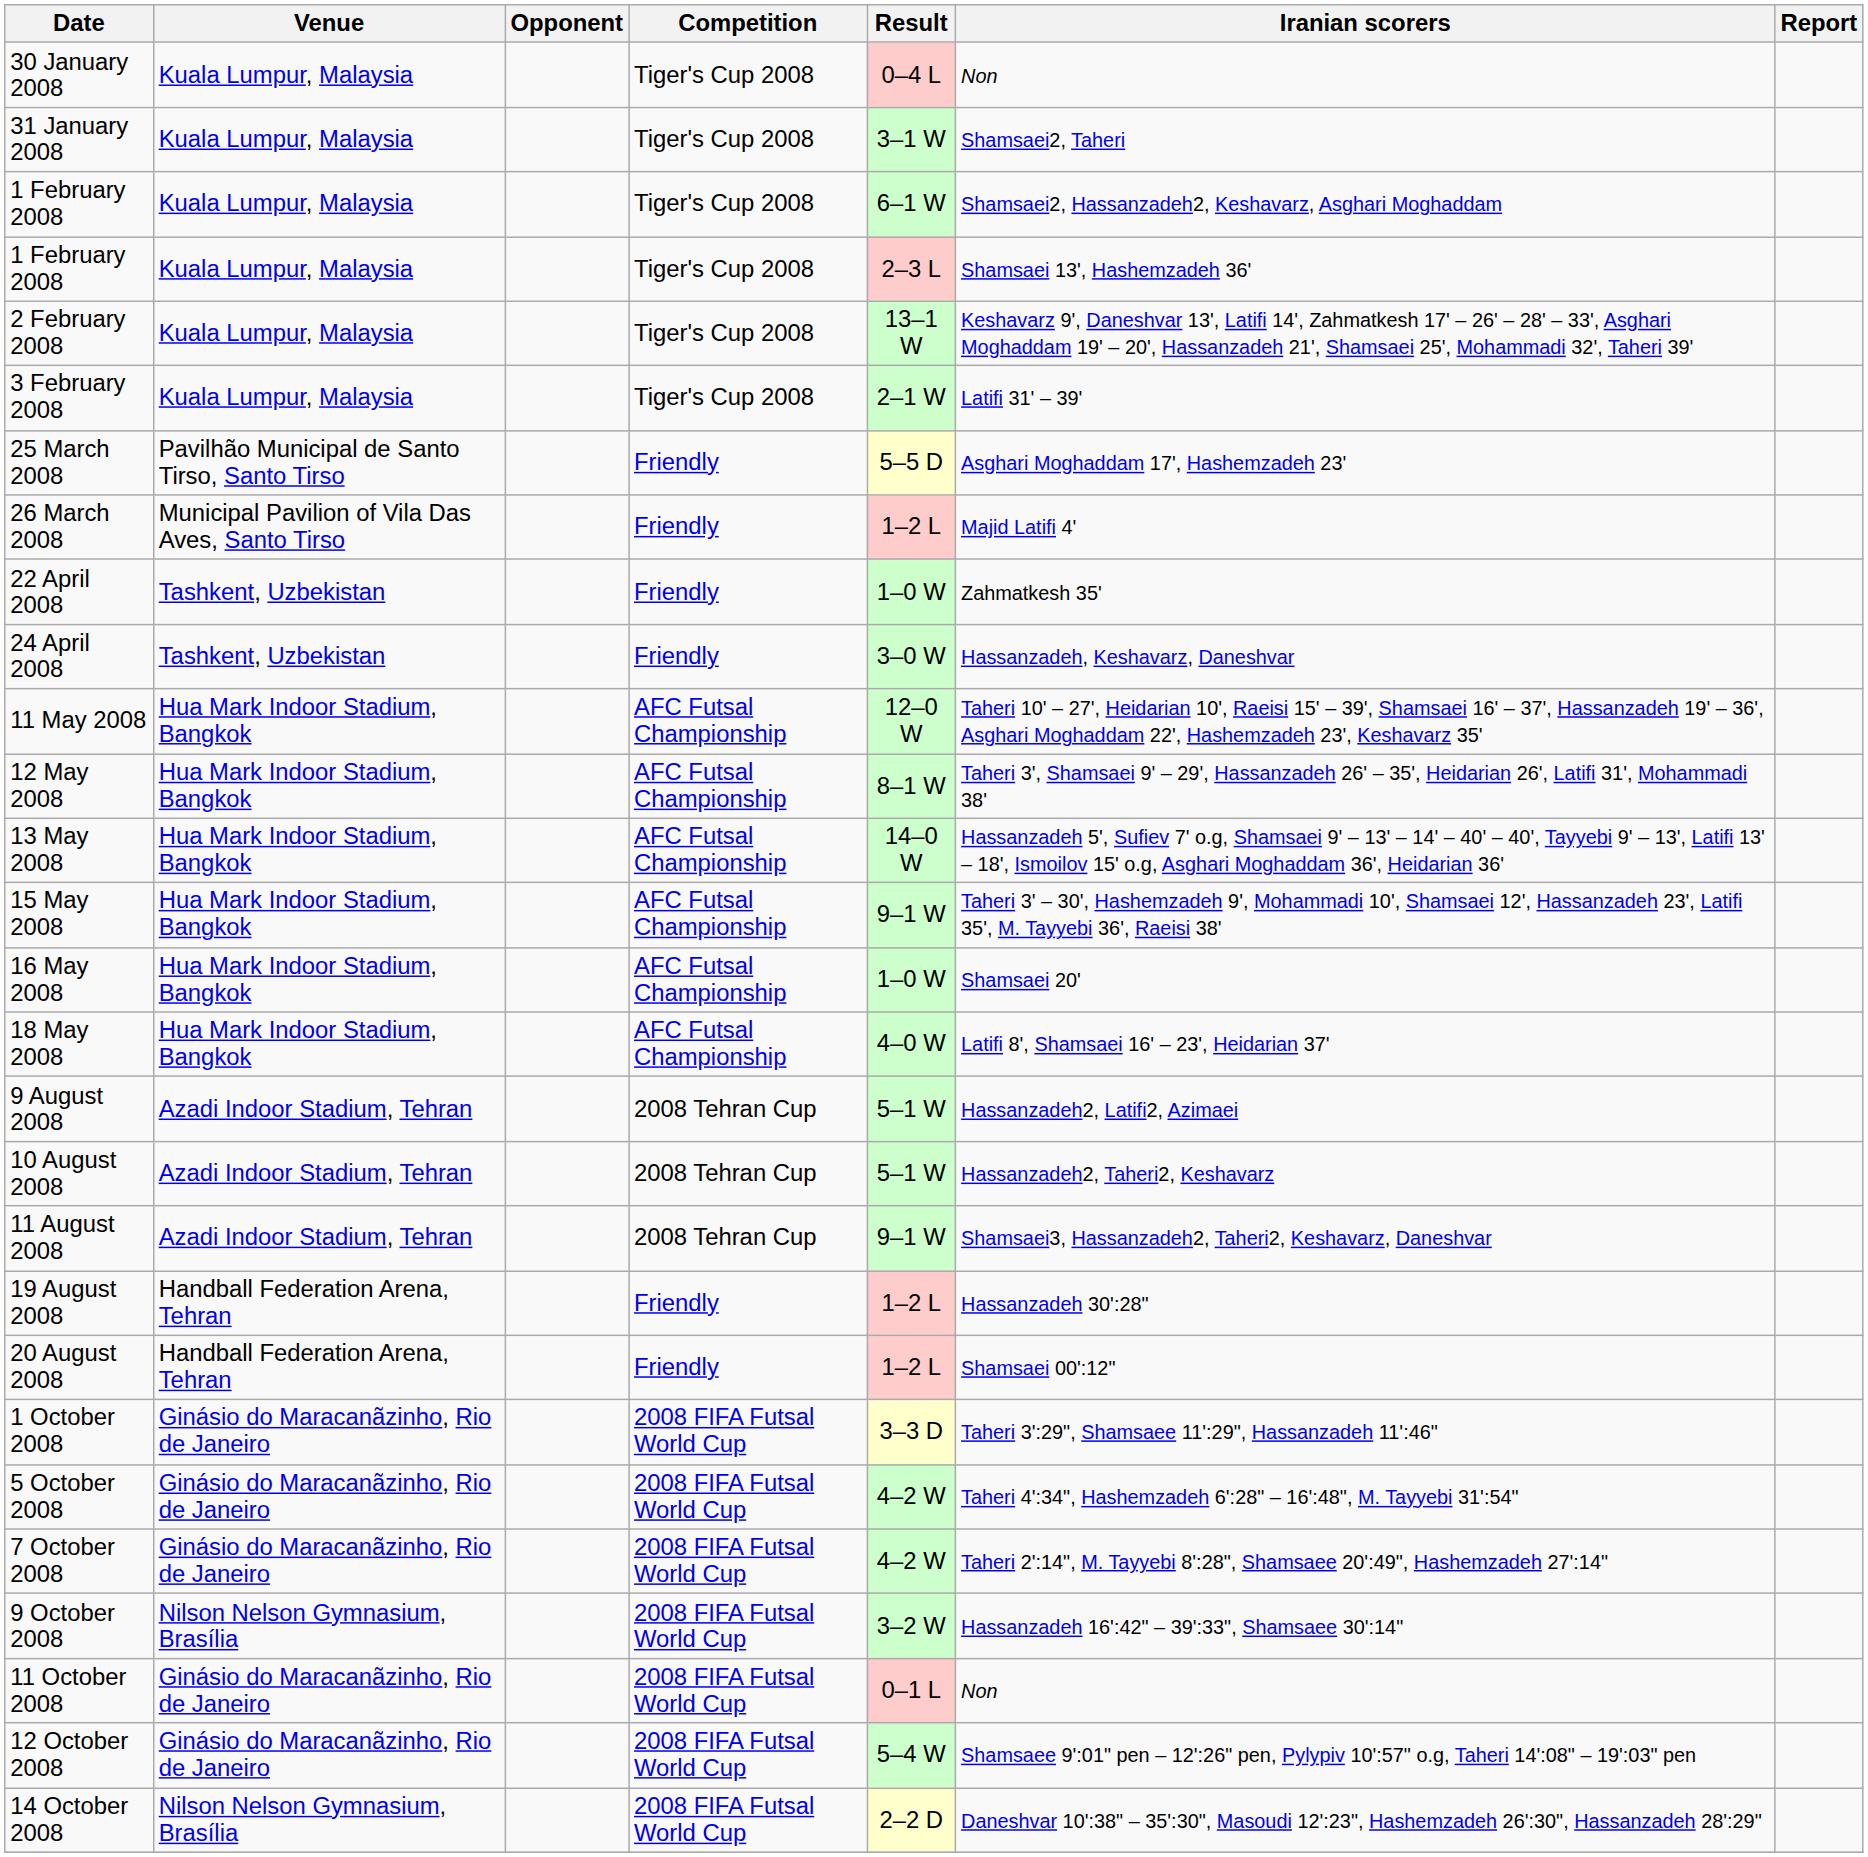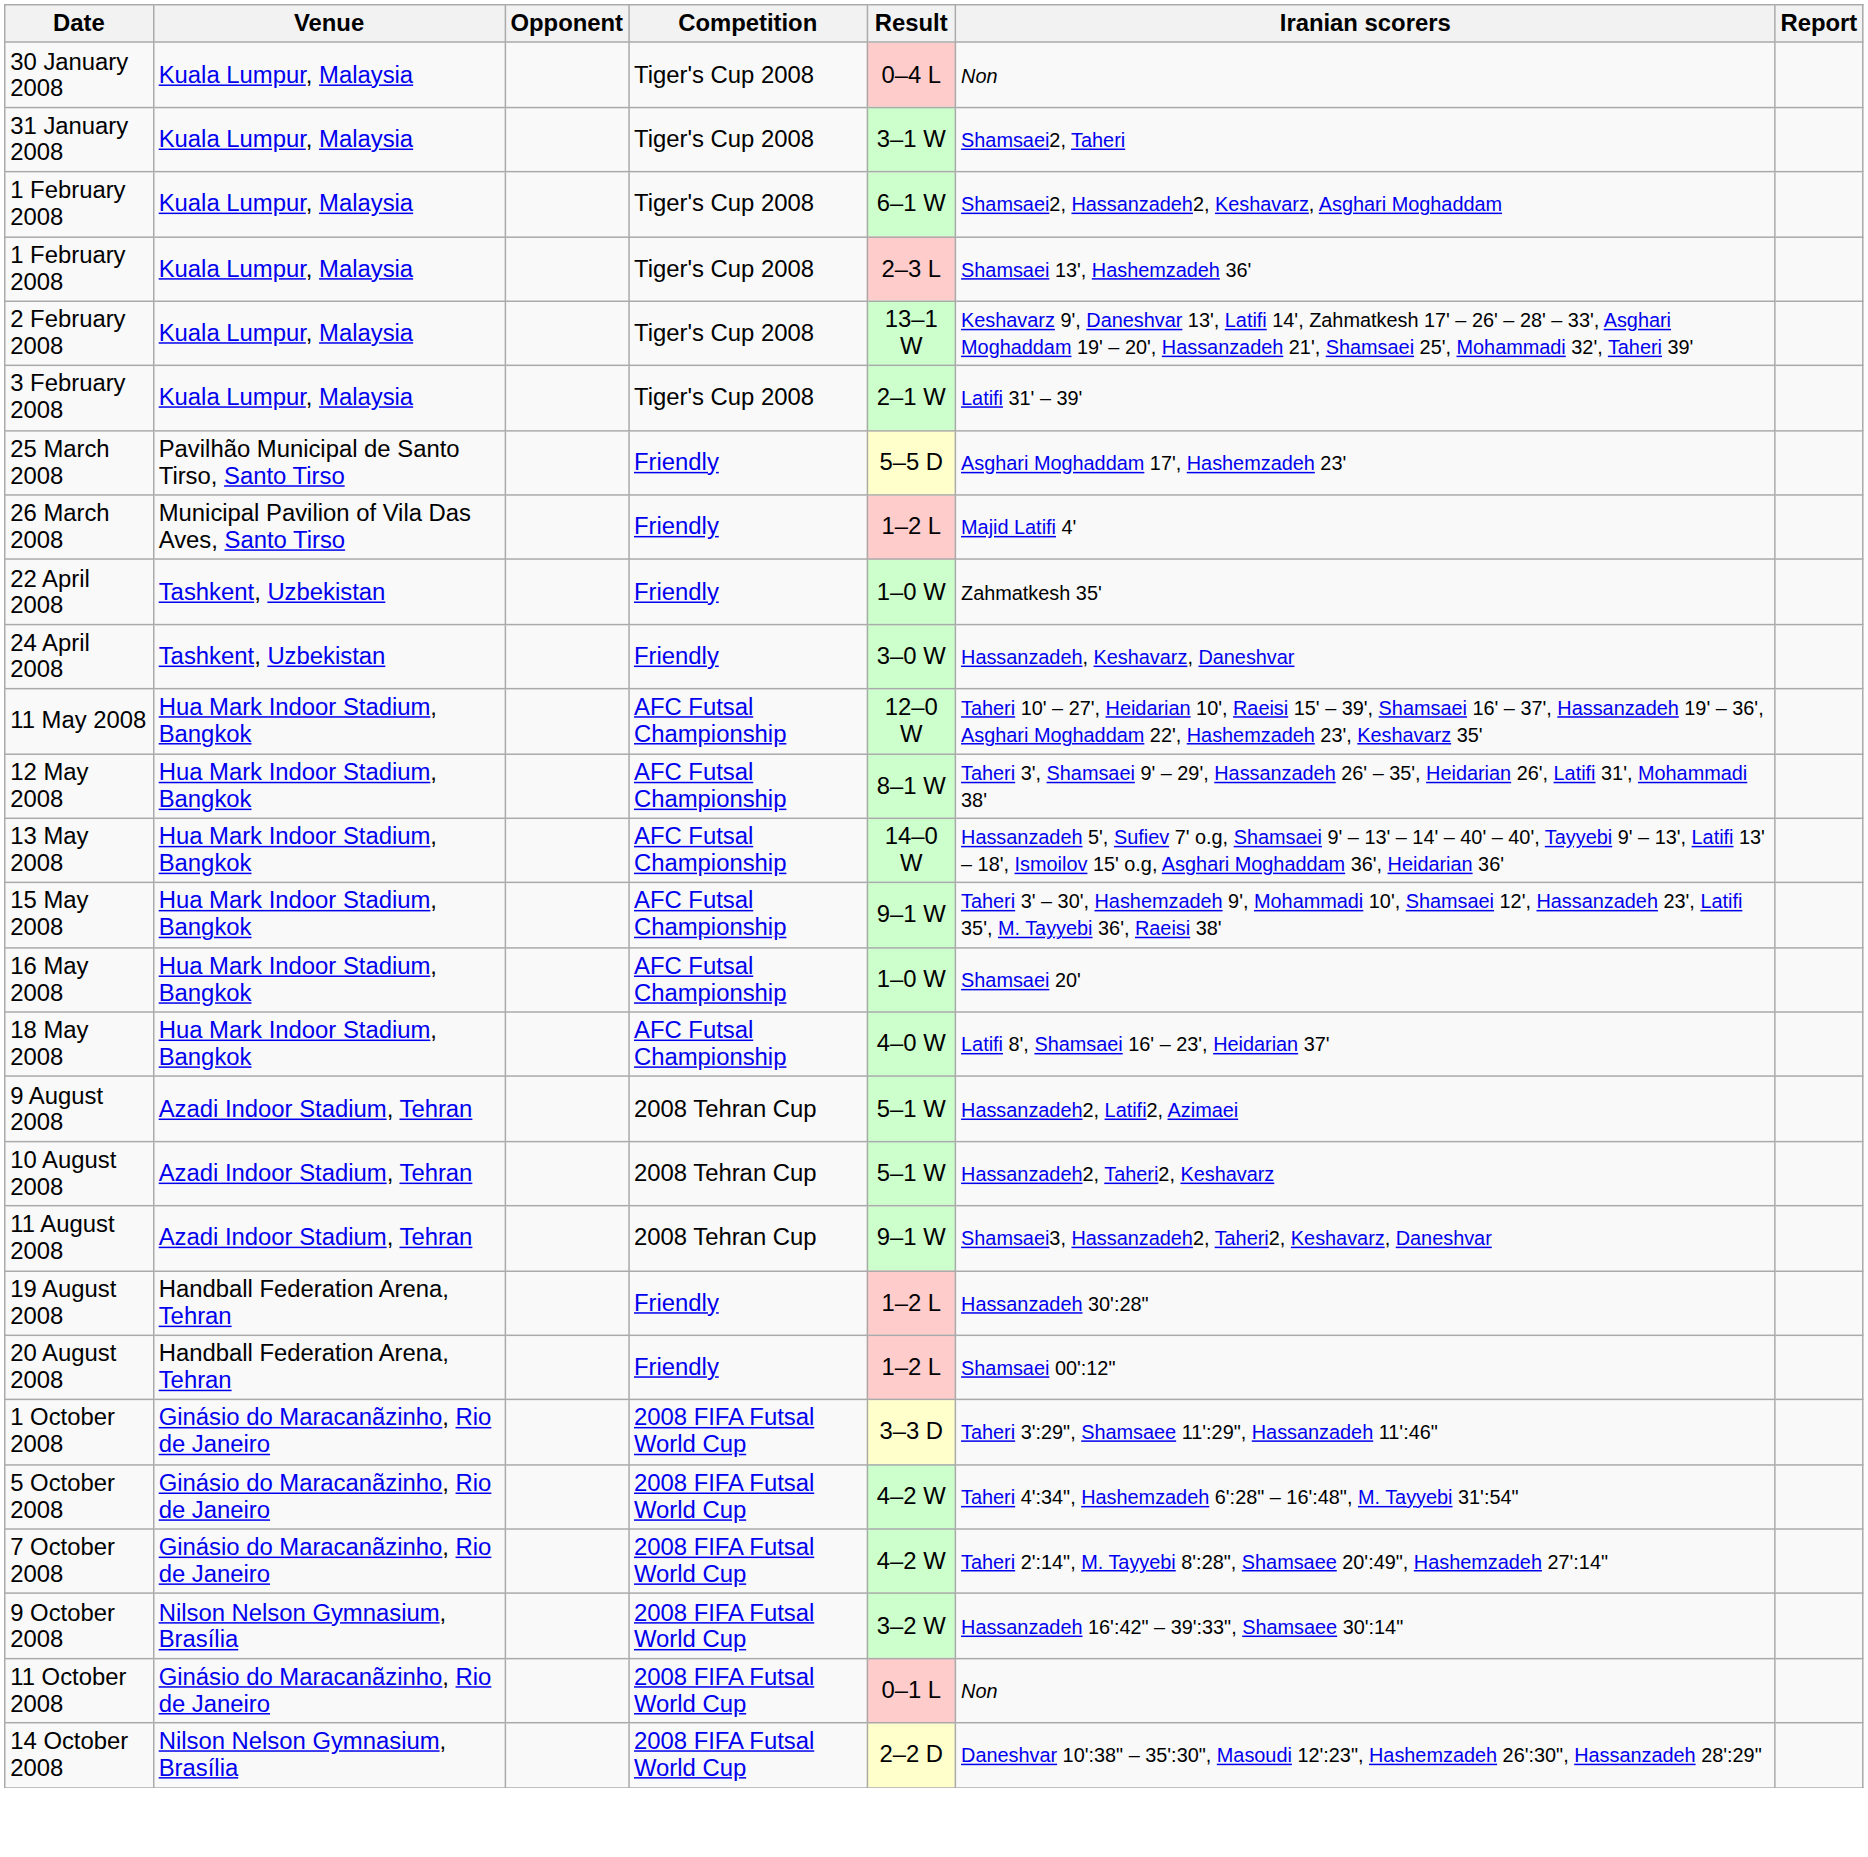- row: (69, 1754)
